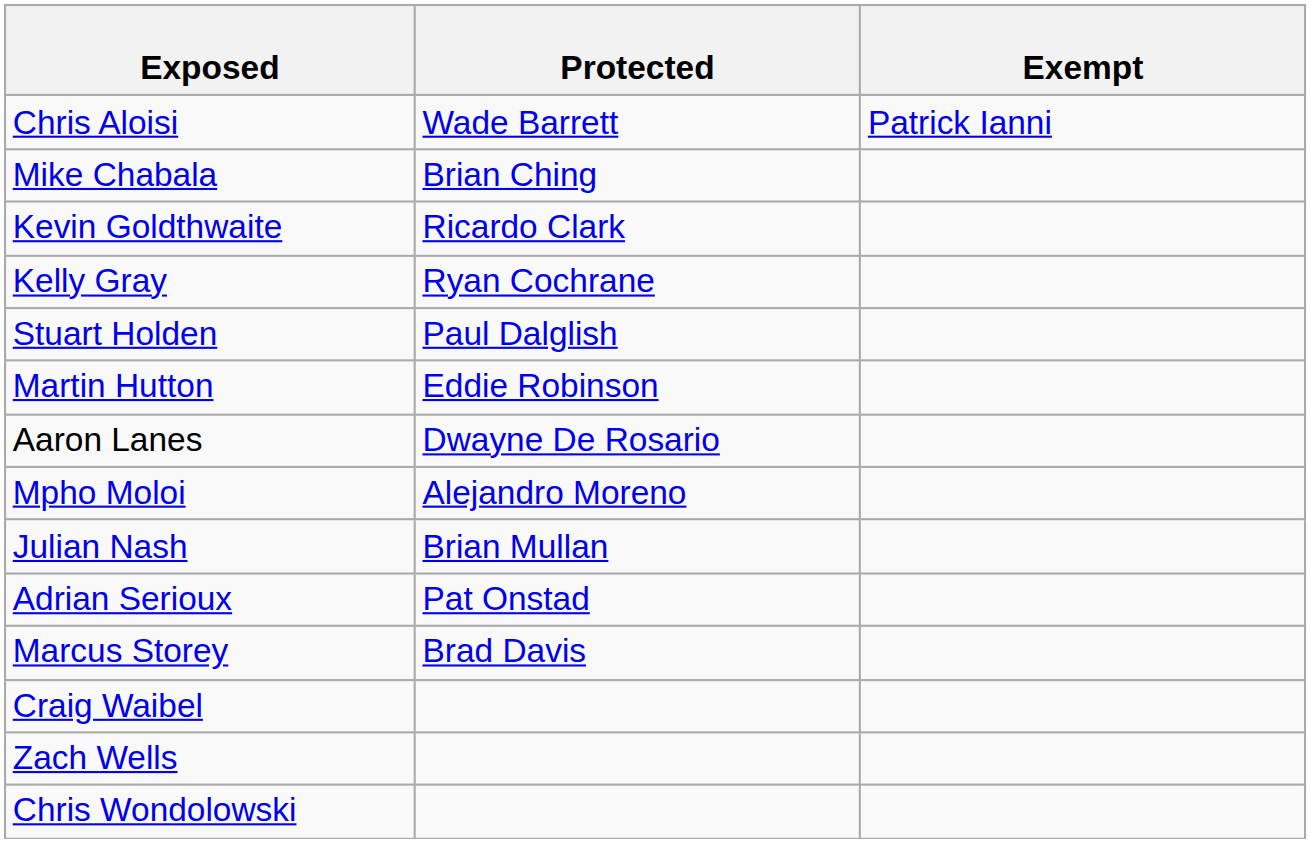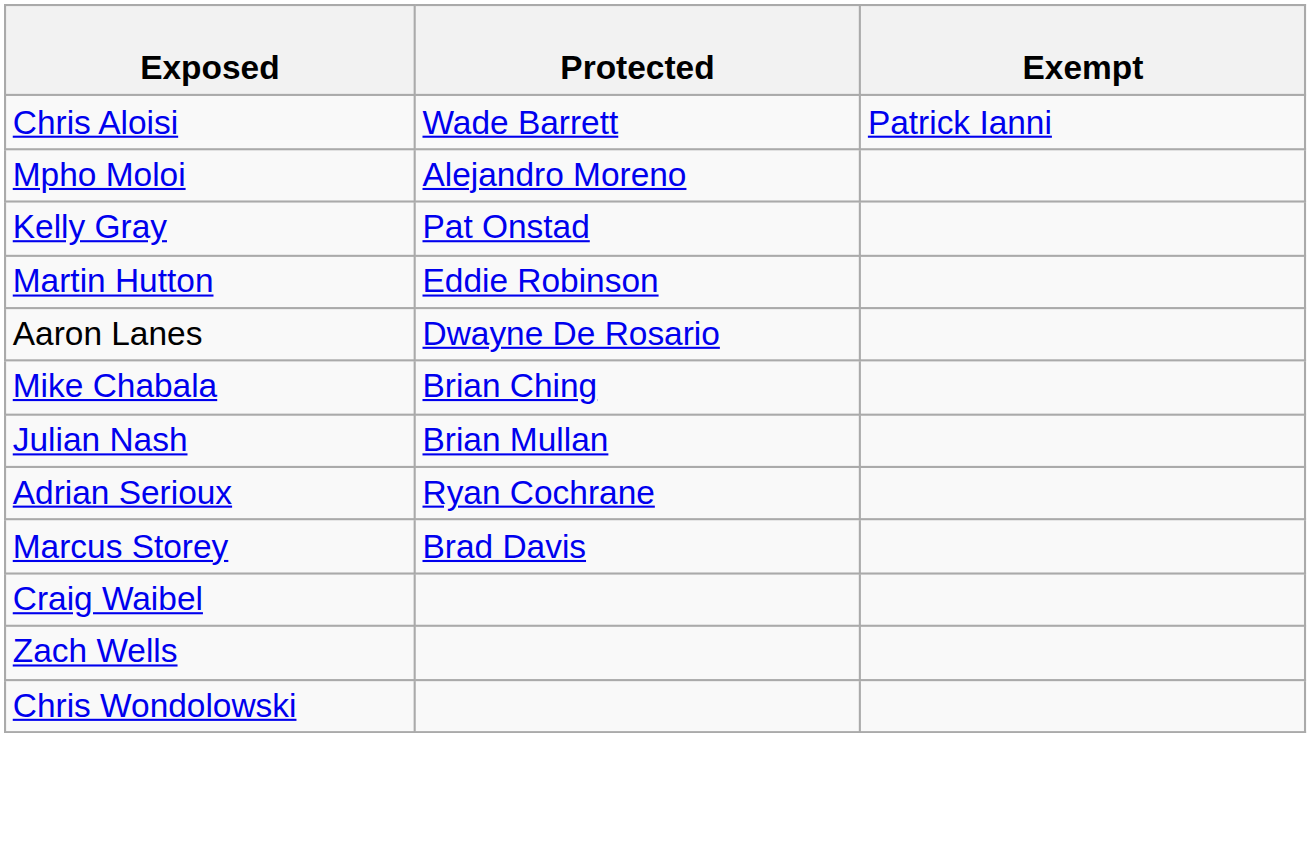rows swapped: (115, 174) <-> (99, 492)
- row: (148, 227)
(539, 280) Ryan Cochrane -> (506, 227) Pat Onstad
- row: (115, 333)
(506, 598) Pat Onstad -> (539, 492) Ryan Cochrane
